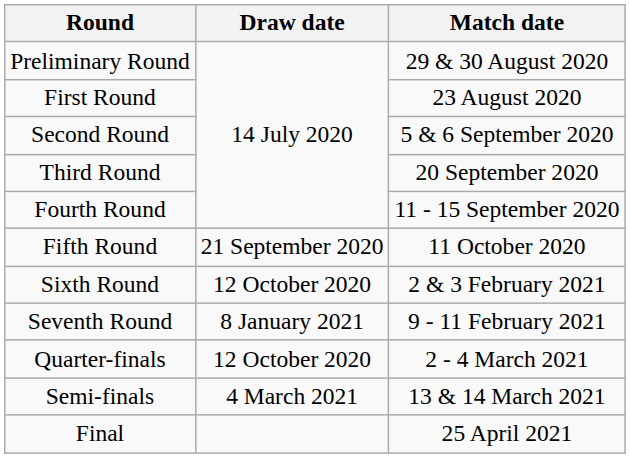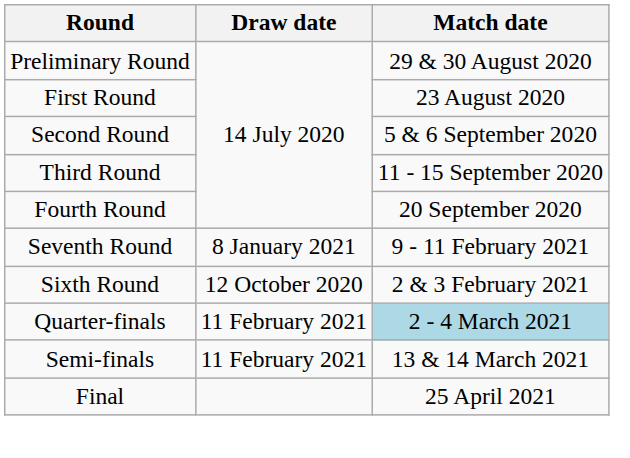(507, 172) 20 September 2020 -> (490, 172) 11 - 15 September 2020
(507, 209) 11 - 15 September 2020 -> (490, 209) 20 September 2020
- row: (100, 246)
rows swapped: (100, 284) <-> (100, 321)
(292, 358) 12 October 2020 -> (284, 321) 11 February 2021
(507, 358) no background -> (490, 321) lightblue background
(292, 396) 4 March 2021 -> (284, 358) 11 February 2021
